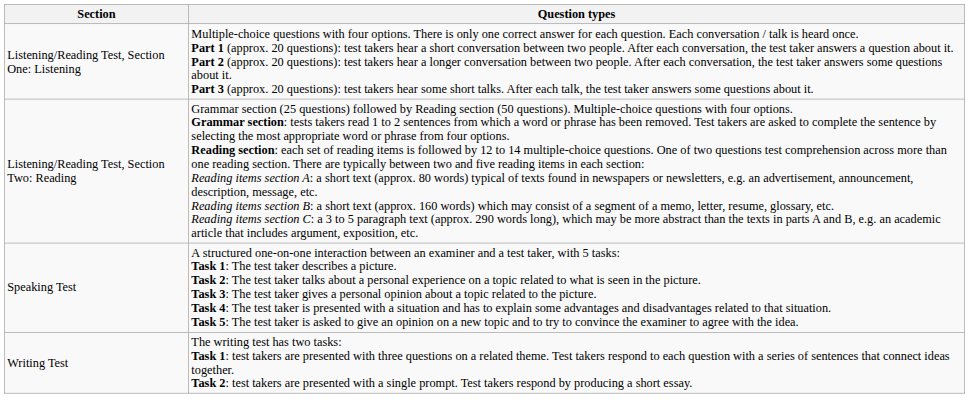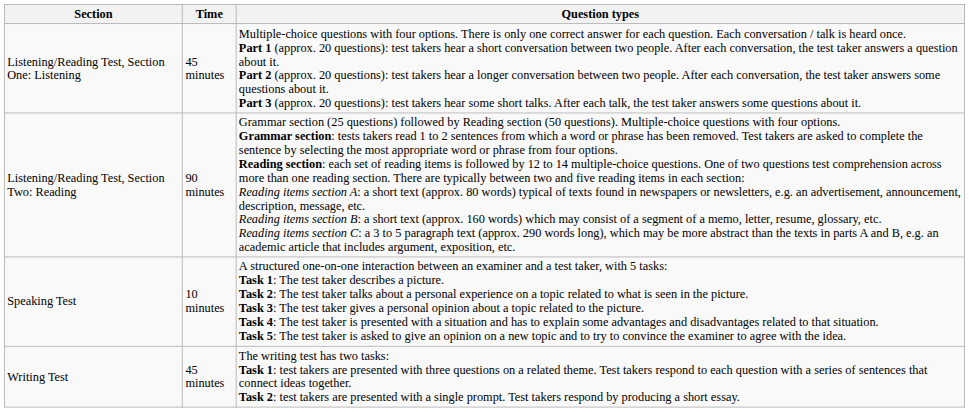+ column: (209, 14)
